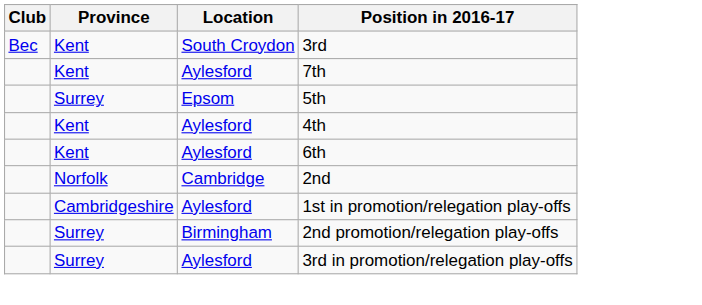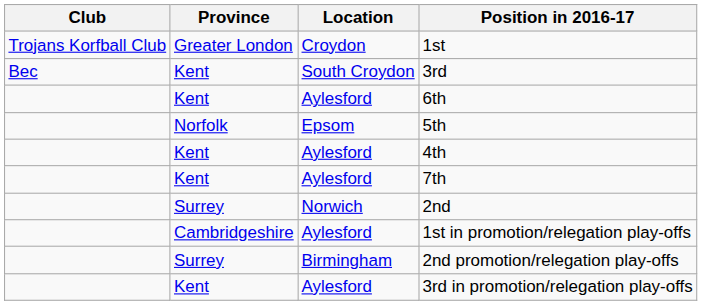+ row: (434, 44)
rows swapped: (314, 71) <-> (314, 152)
(79, 98) Surrey -> (201, 125) Norfolk
(81, 179) Norfolk -> (199, 206) Surrey
(223, 179) Cambridge -> (332, 206) Norwich
(79, 260) Surrey -> (191, 286) Kent
